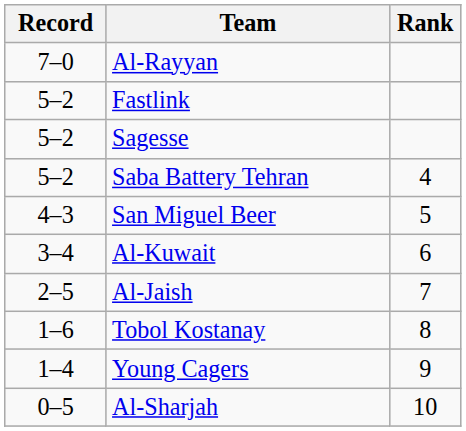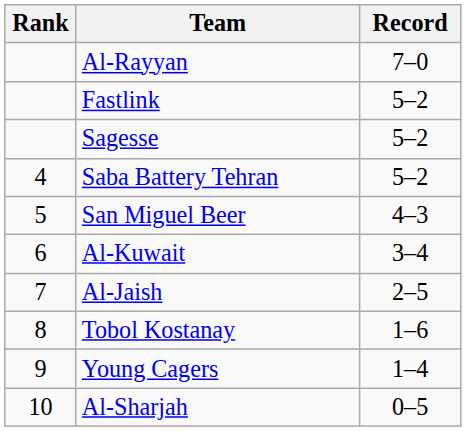columns swapped: (425, 23) <-> (56, 23)
